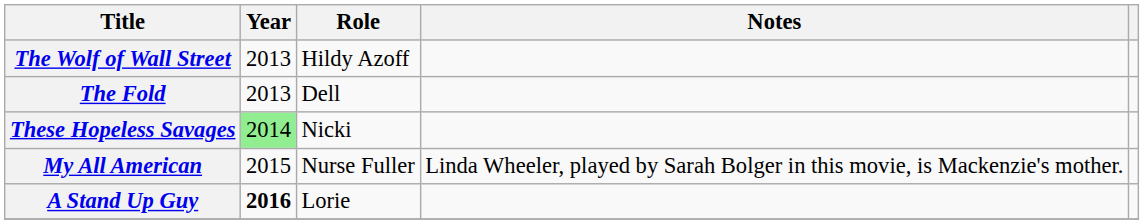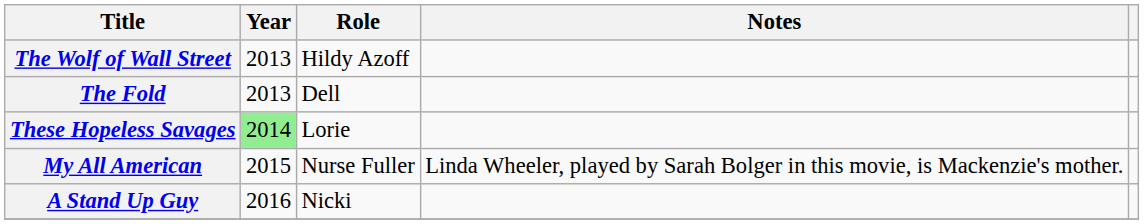(326, 129) Nicki -> (326, 129) Lorie
(268, 201) bold -> (268, 201) normal
(326, 201) Lorie -> (326, 201) Nicki
